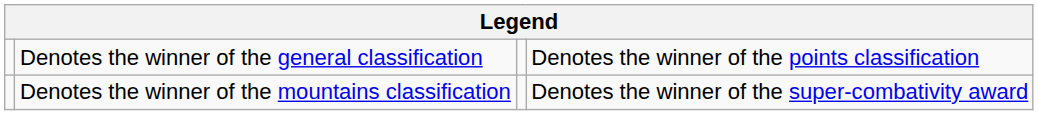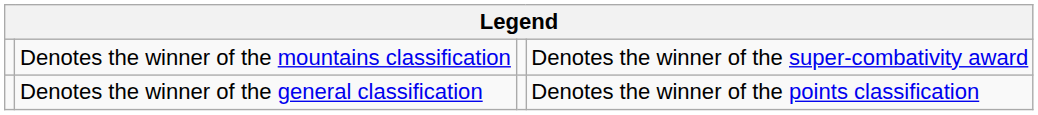rows swapped: (251, 57) <-> (265, 92)
